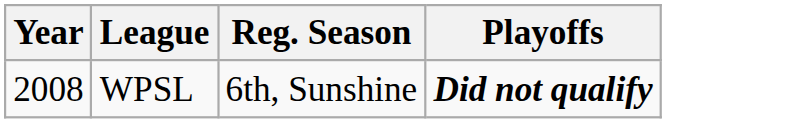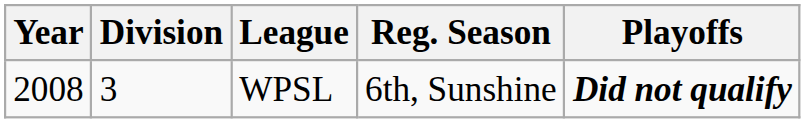+ column: (161, 32)
